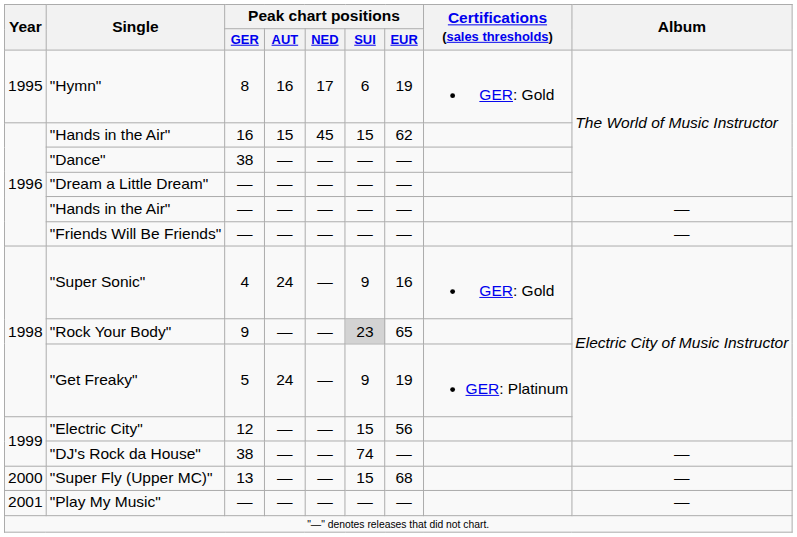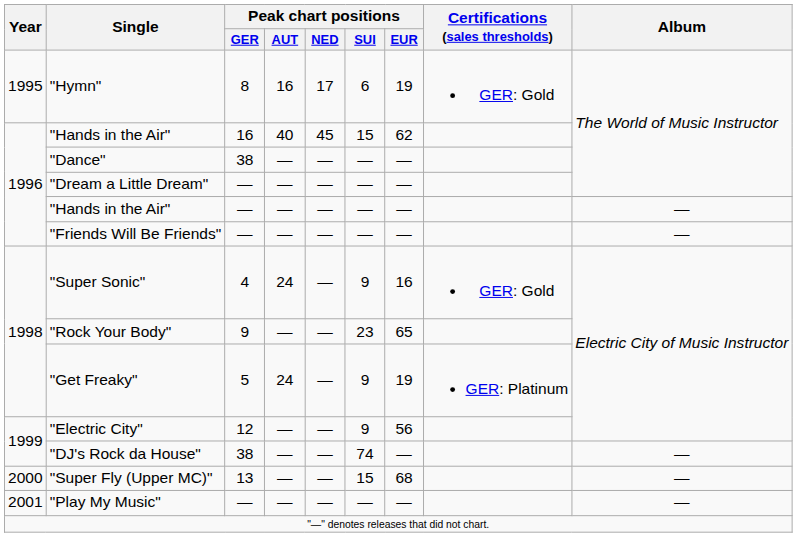(285, 135) 15 -> (285, 135) 40
(365, 331) lightgrey background -> (365, 331) no background
(365, 429) 15 -> (365, 429) 9
